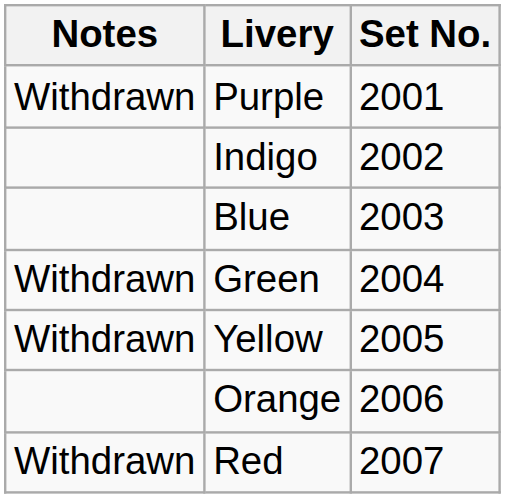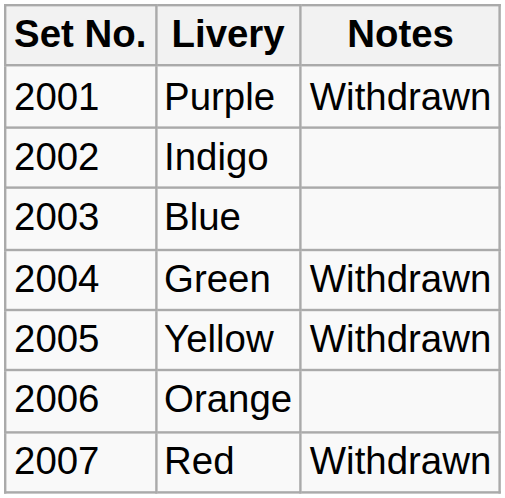columns swapped: (425, 34) <-> (105, 34)
